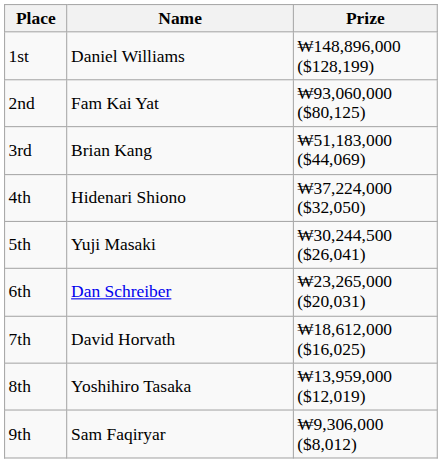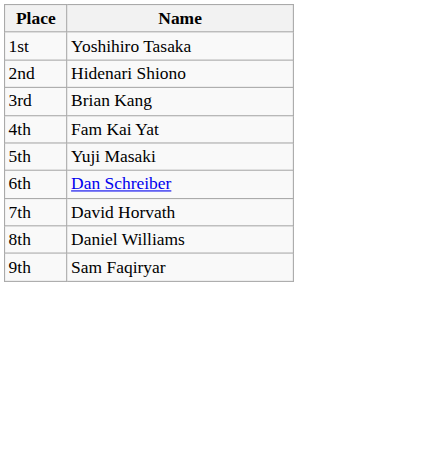- column: (365, 18)
(128, 55) Daniel Williams -> (131, 45) Yoshihiro Tasaka
(115, 103) Fam Kai Yat -> (129, 73) Hidenari Shiono
(129, 197) Hidenari Shiono -> (115, 128) Fam Kai Yat
(131, 386) Yoshihiro Tasaka -> (128, 239) Daniel Williams
